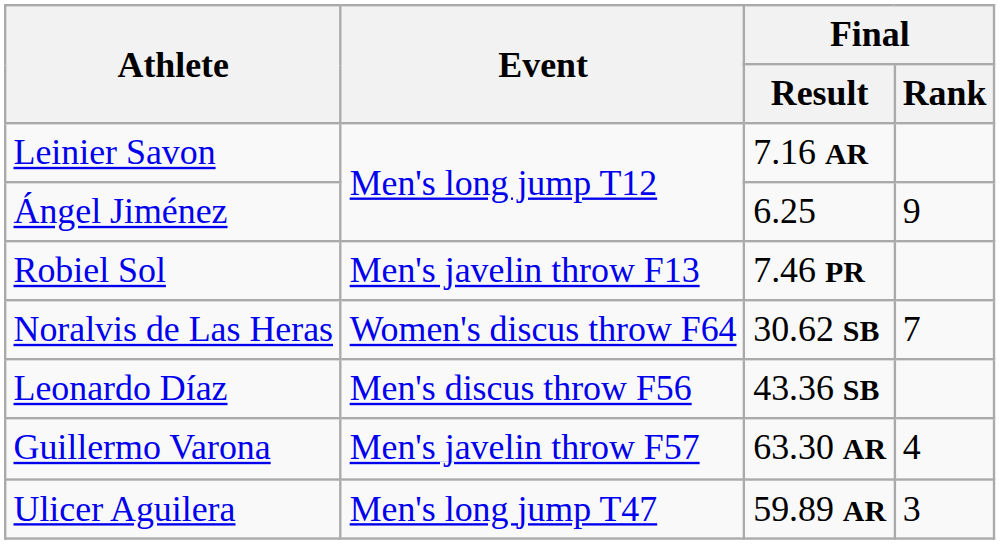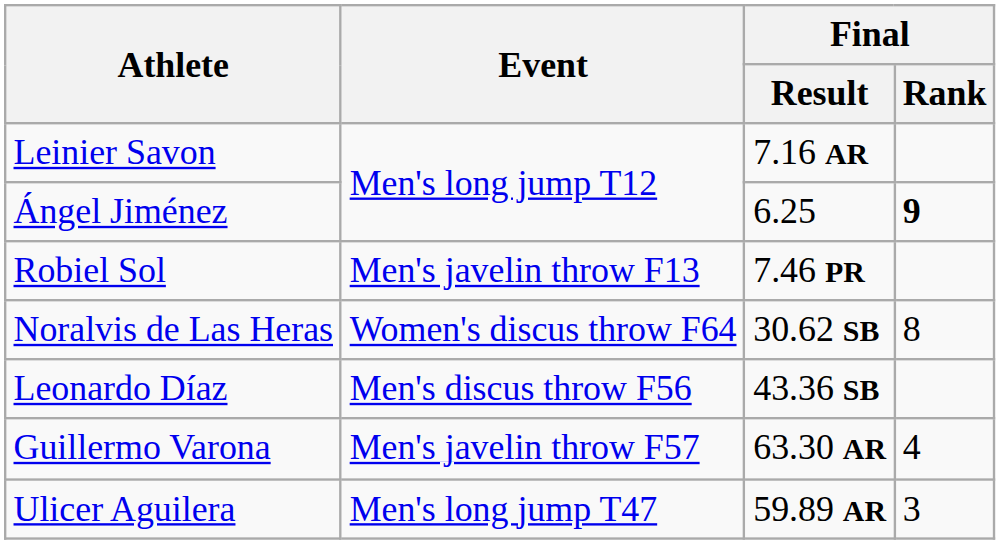(912, 211) normal -> (912, 211) bold
(912, 329) 7 -> (912, 329) 8
